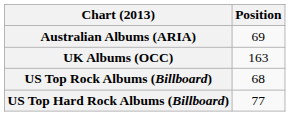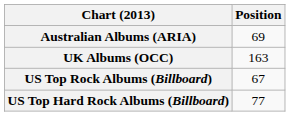(258, 79) 68 -> (258, 79) 67
